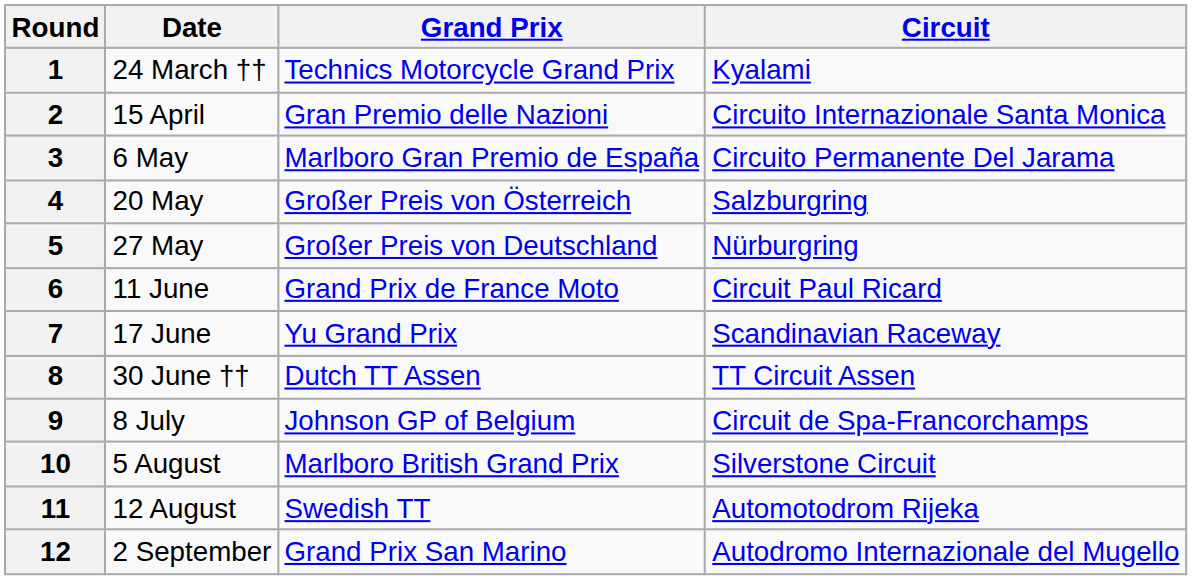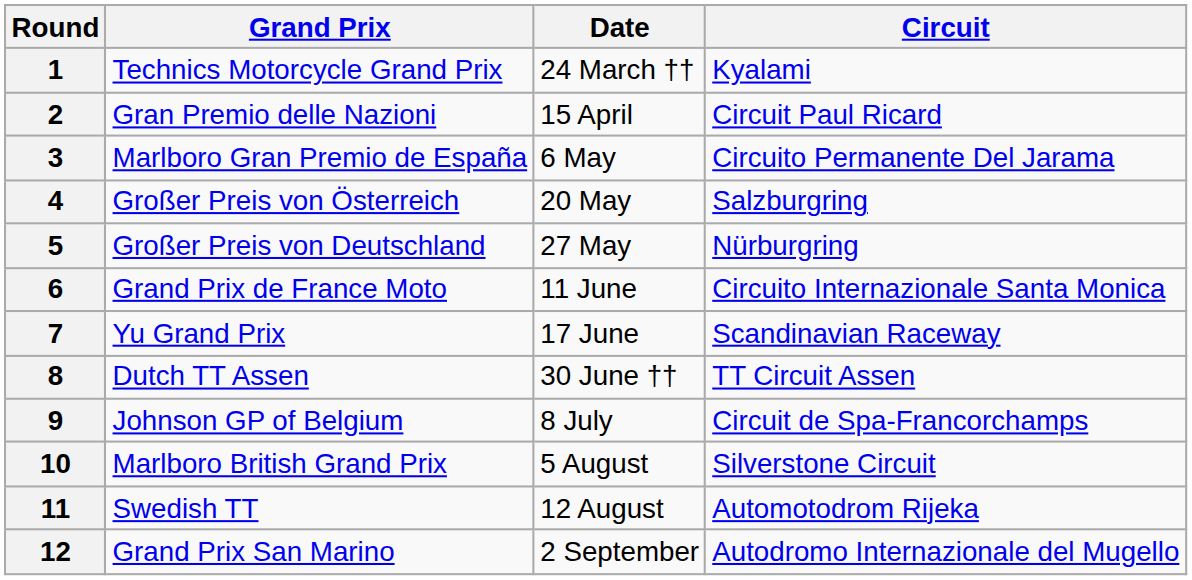columns swapped: (192, 26) <-> (492, 26)
(939, 114) Circuito Internazionale Santa Monica -> (827, 114) Circuit Paul Ricard
(827, 289) Circuit Paul Ricard -> (939, 289) Circuito Internazionale Santa Monica
